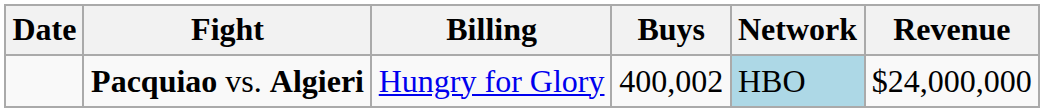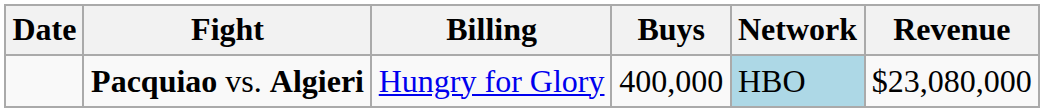(671, 80) 400,002 -> (671, 80) 400,000
(952, 80) $24,000,000 -> (952, 80) $23,080,000
